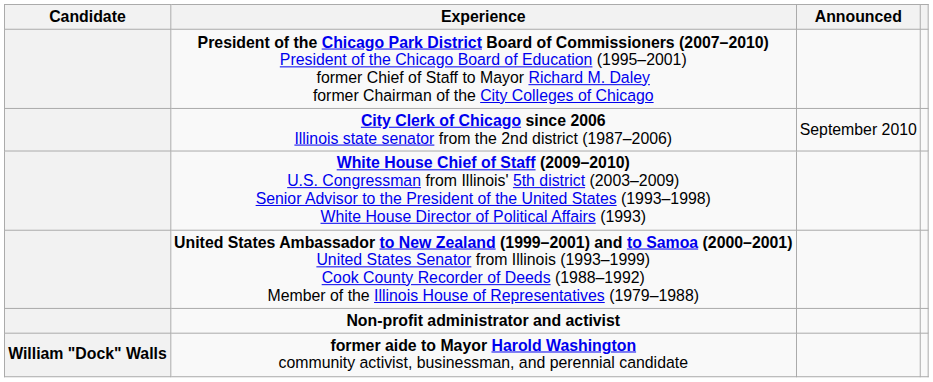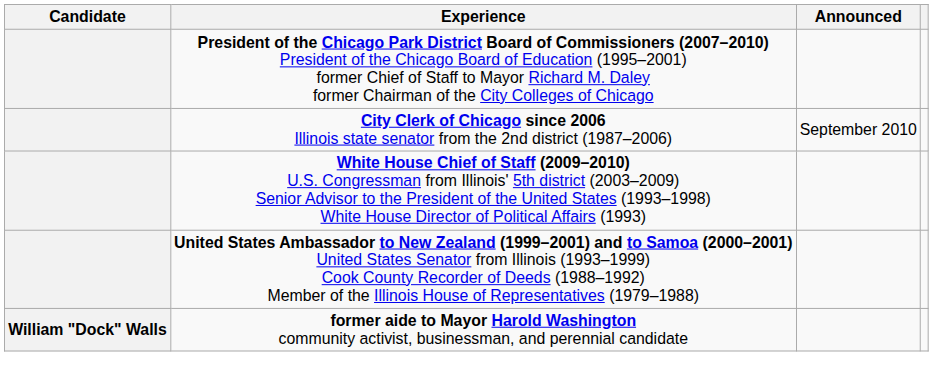- row: (483, 320)
